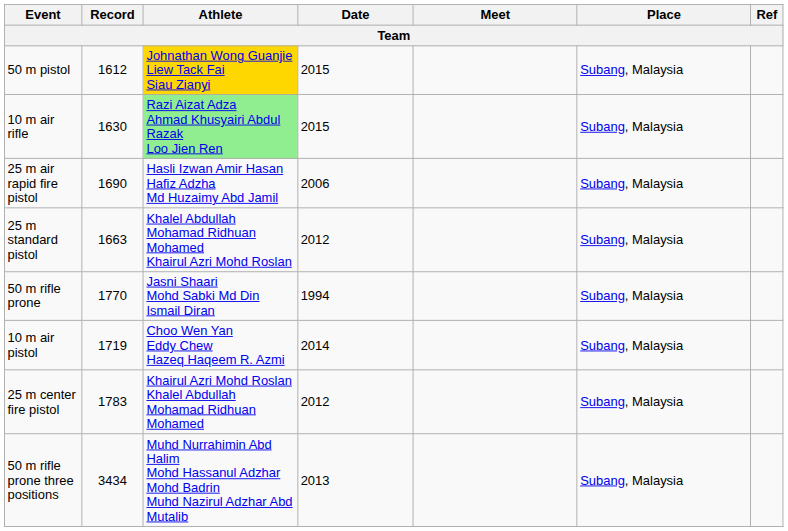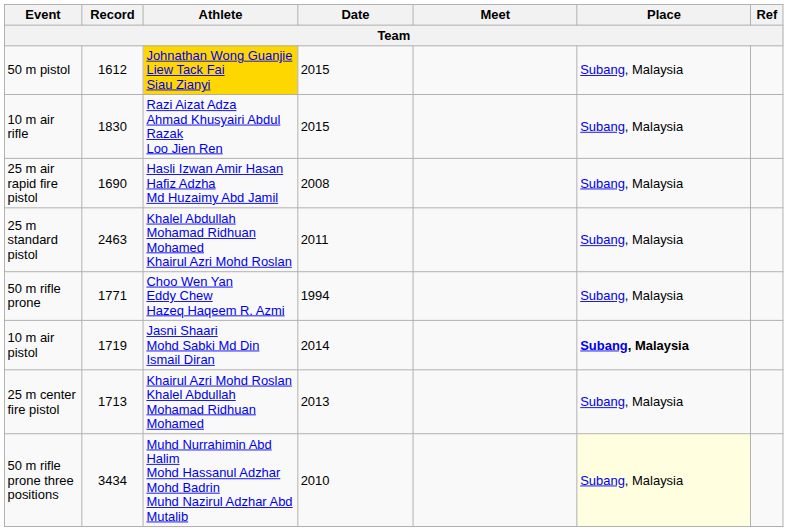(112, 127) 1630 -> (112, 127) 1830
(213, 127) lightgreen background -> (213, 127) no background
(315, 183) 2006 -> (315, 183) 2008
(112, 240) 1663 -> (112, 240) 2463
(315, 240) 2012 -> (315, 240) 2011
(112, 296) 1770 -> (112, 296) 1771
(203, 296) Jasni Shaari Mohd Sabki Md Din Ismail Diran -> (216, 296) Choo Wen Yan Eddy Chew Hazeq Haqeem R. Azmi
(216, 346) Choo Wen Yan Eddy Chew Hazeq Haqeem R. Azmi -> (203, 346) Jasni Shaari Mohd Sabki Md Din Ismail Diran
(632, 346) normal -> (635, 346) bold
(112, 402) 1783 -> (112, 402) 1713
(315, 402) 2012 -> (315, 402) 2013
(315, 480) 2013 -> (315, 480) 2010
(632, 480) no background -> (632, 480) lightyellow background
